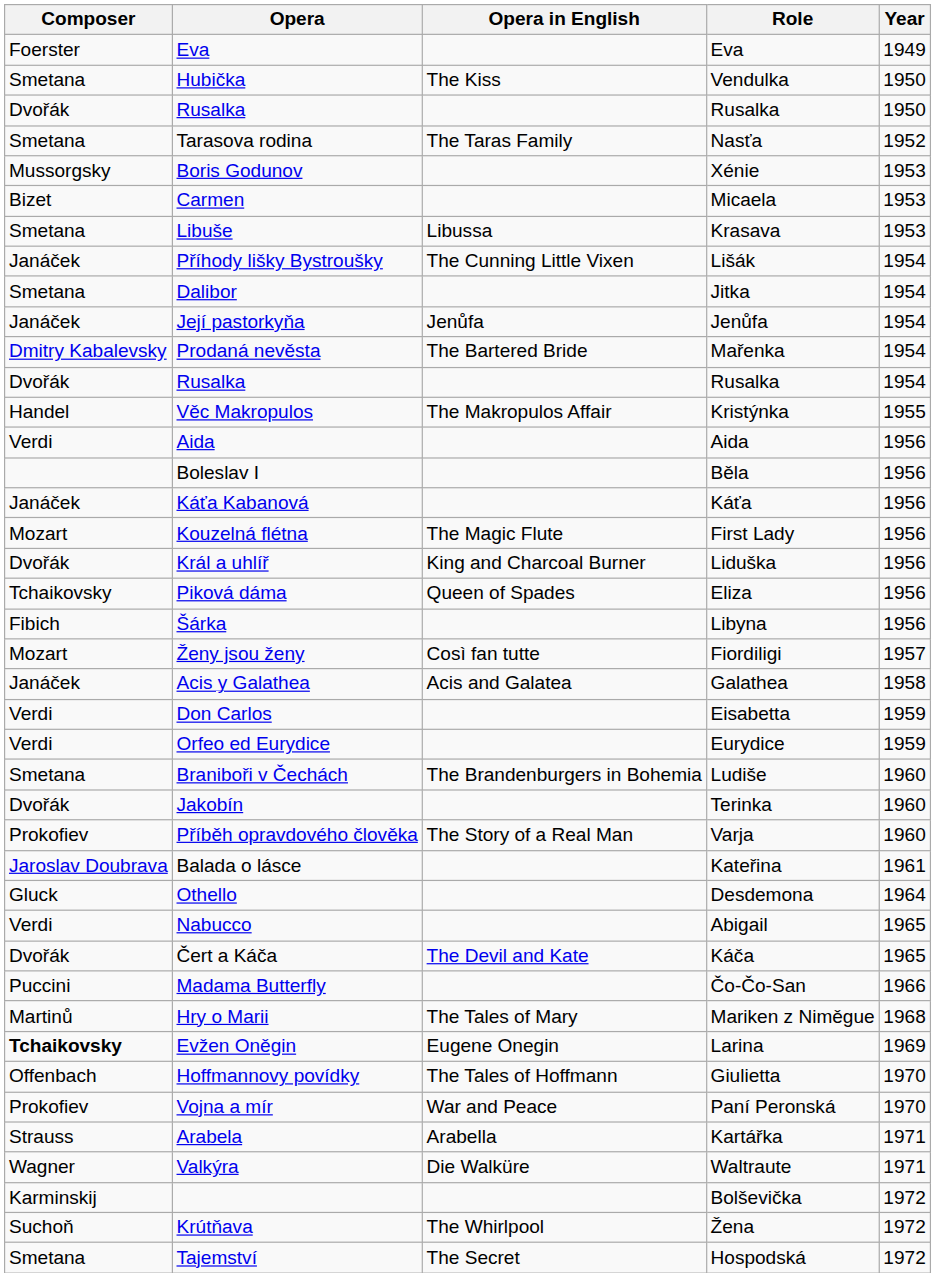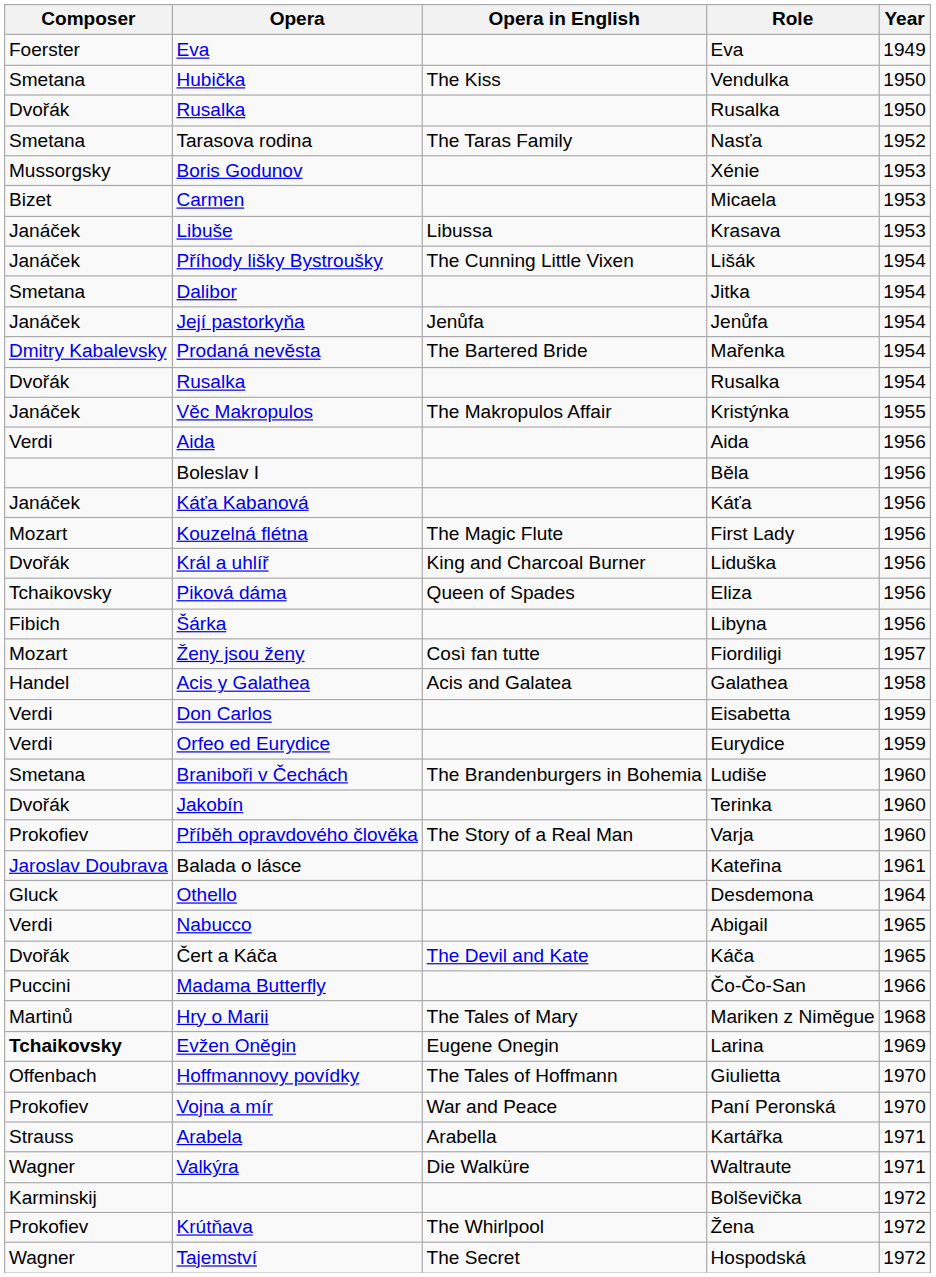(47, 230) Smetana -> (44, 230) Janáček
(39, 412) Handel -> (44, 412) Janáček
(44, 683) Janáček -> (39, 683) Handel
(41, 1227) Suchoň -> (49, 1227) Prokofiev
(47, 1257) Smetana -> (42, 1257) Wagner
